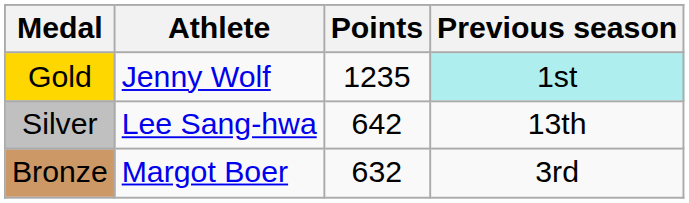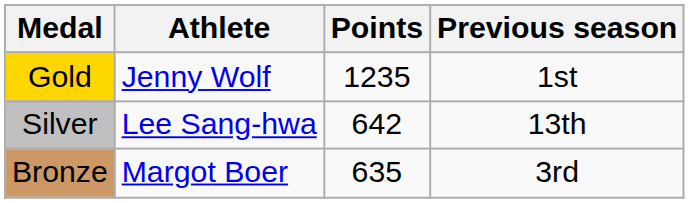(557, 76) paleturquoise background -> (557, 76) no background
(377, 172) 632 -> (377, 172) 635
